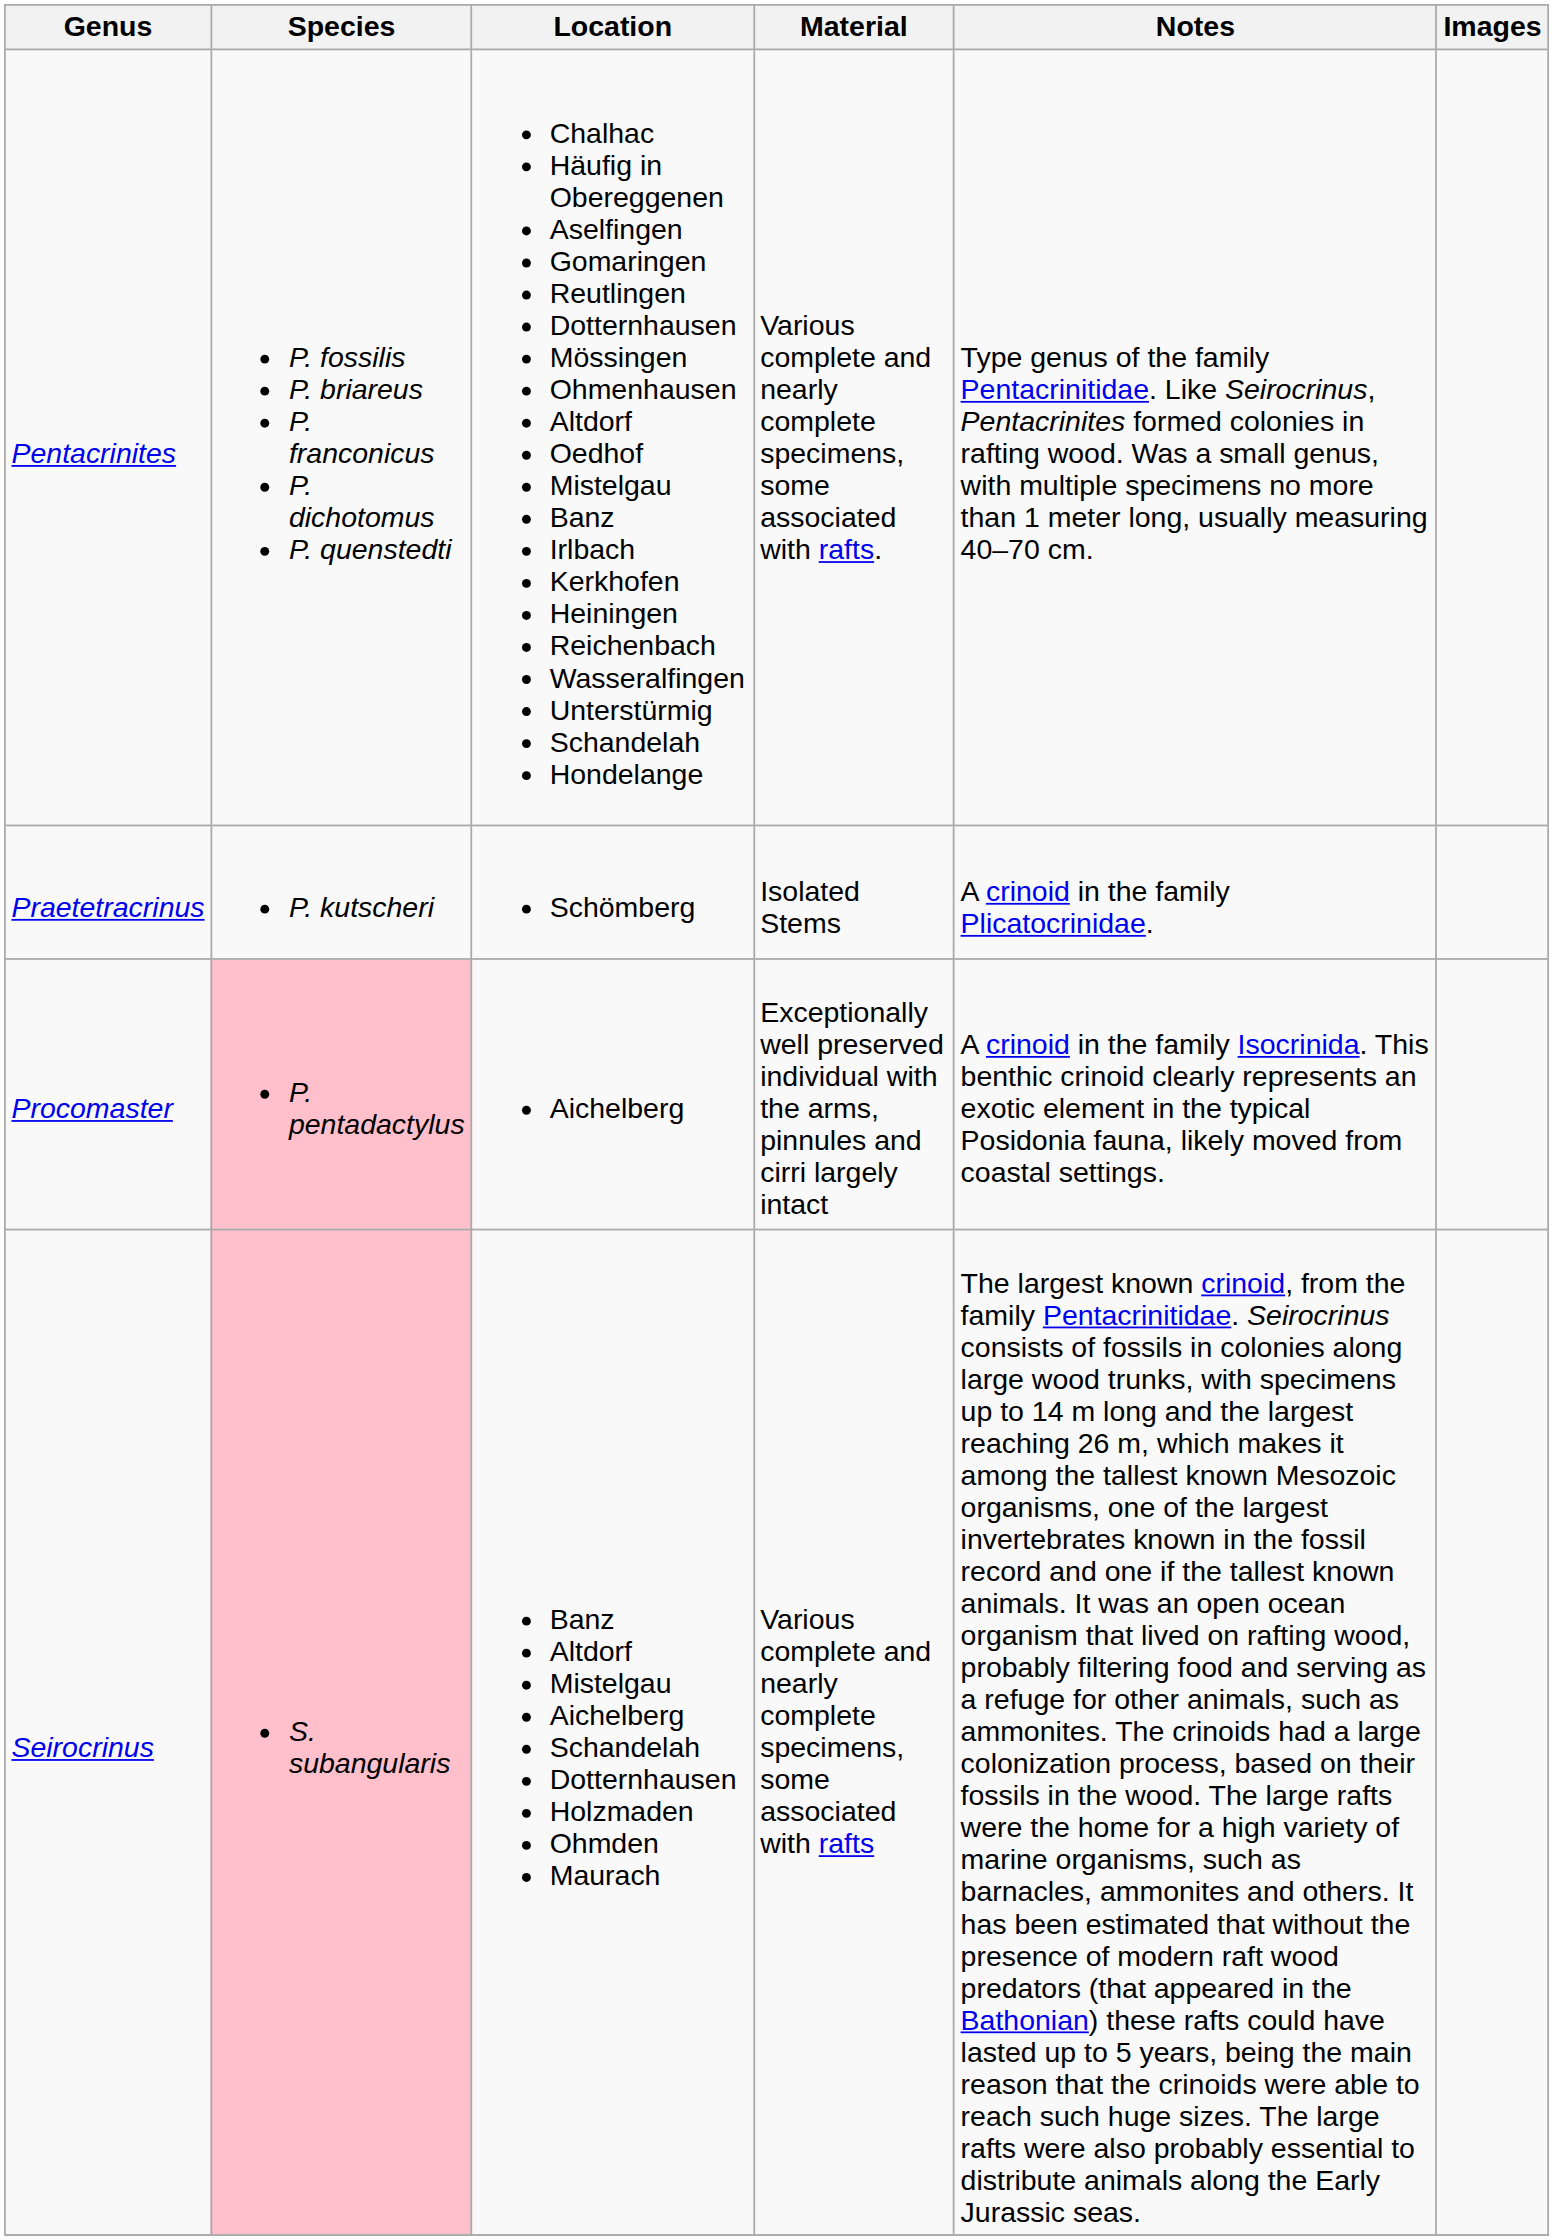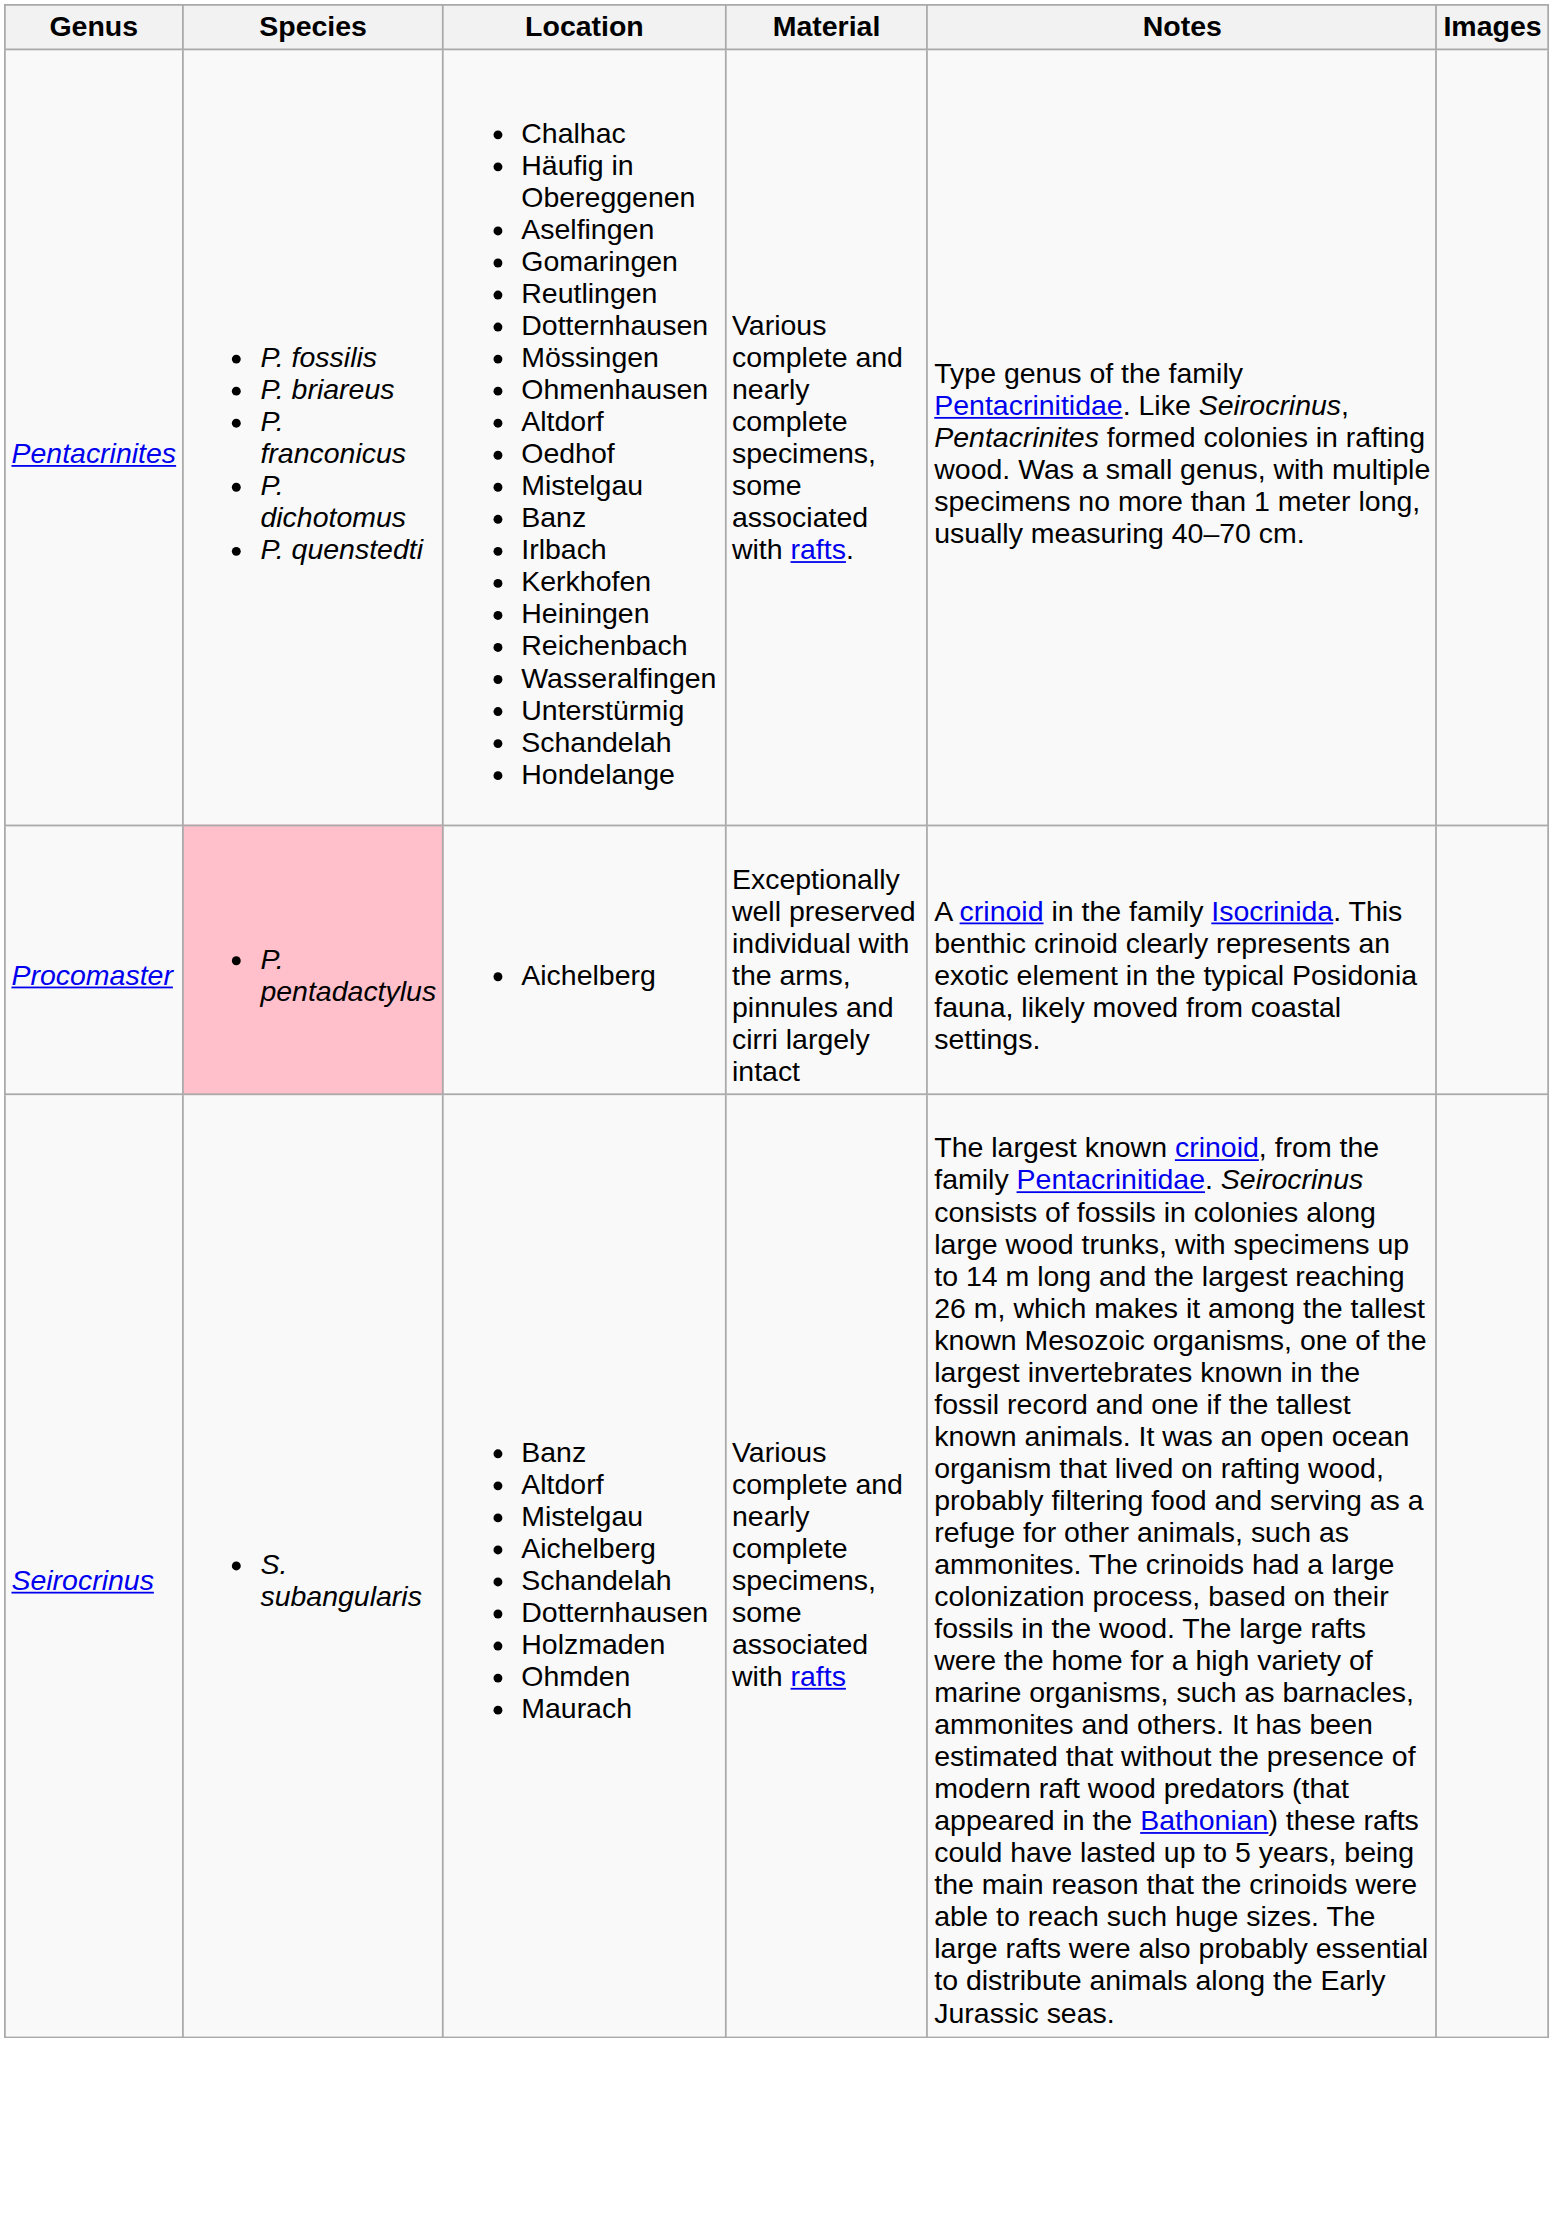- row: (108, 907)
(342, 1748) pink background -> (313, 1582) no background
